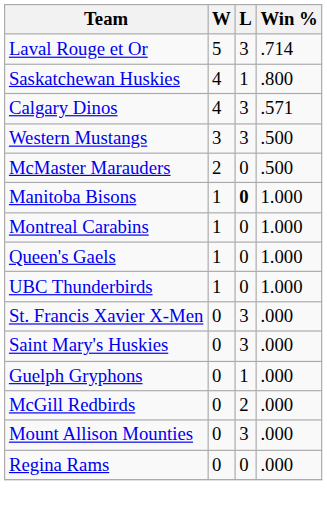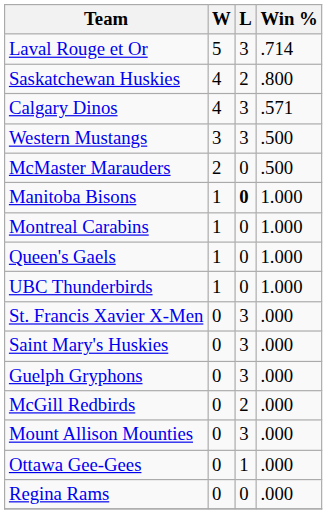(244, 78) 1 -> (244, 78) 2
(244, 375) 1 -> (244, 375) 3
+ row: (75, 464)
